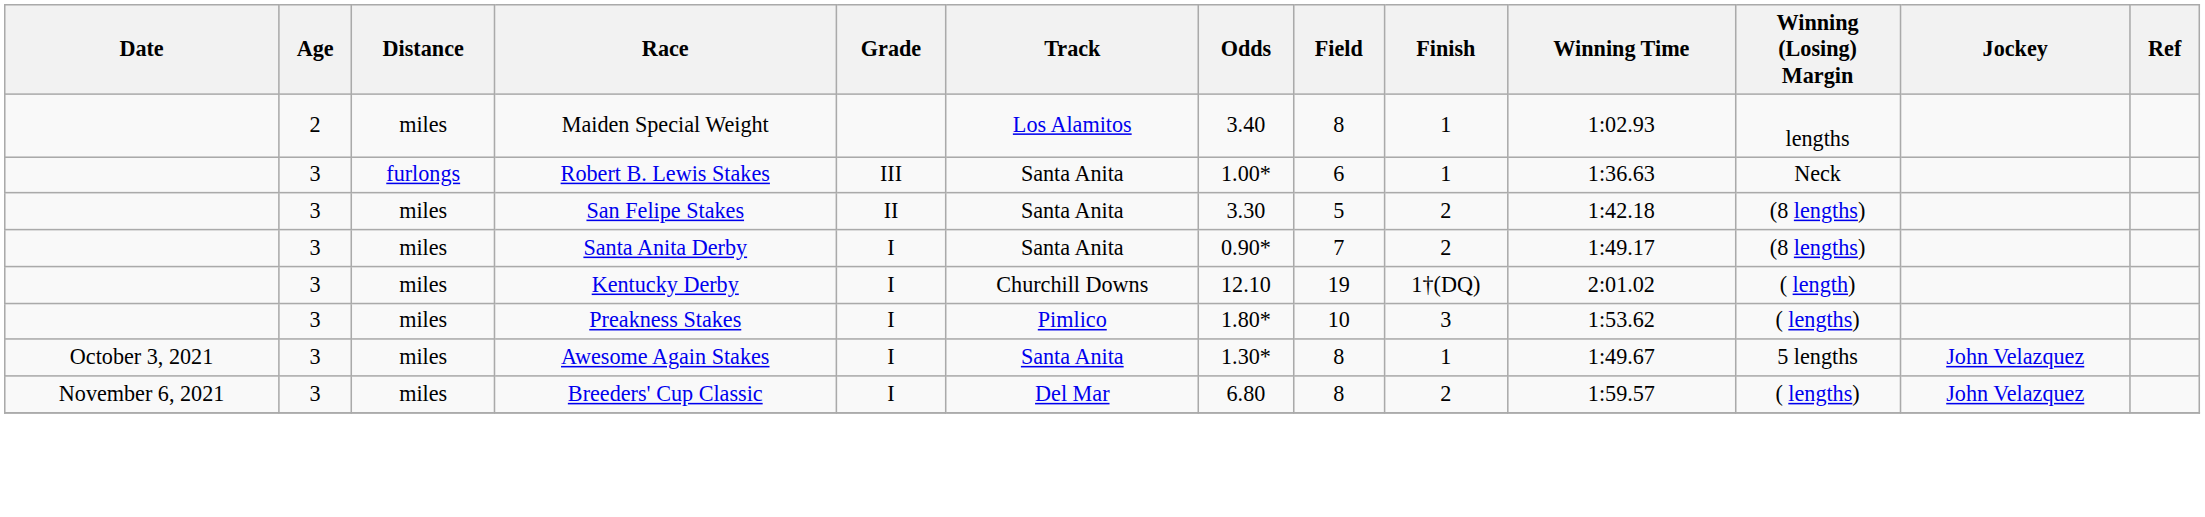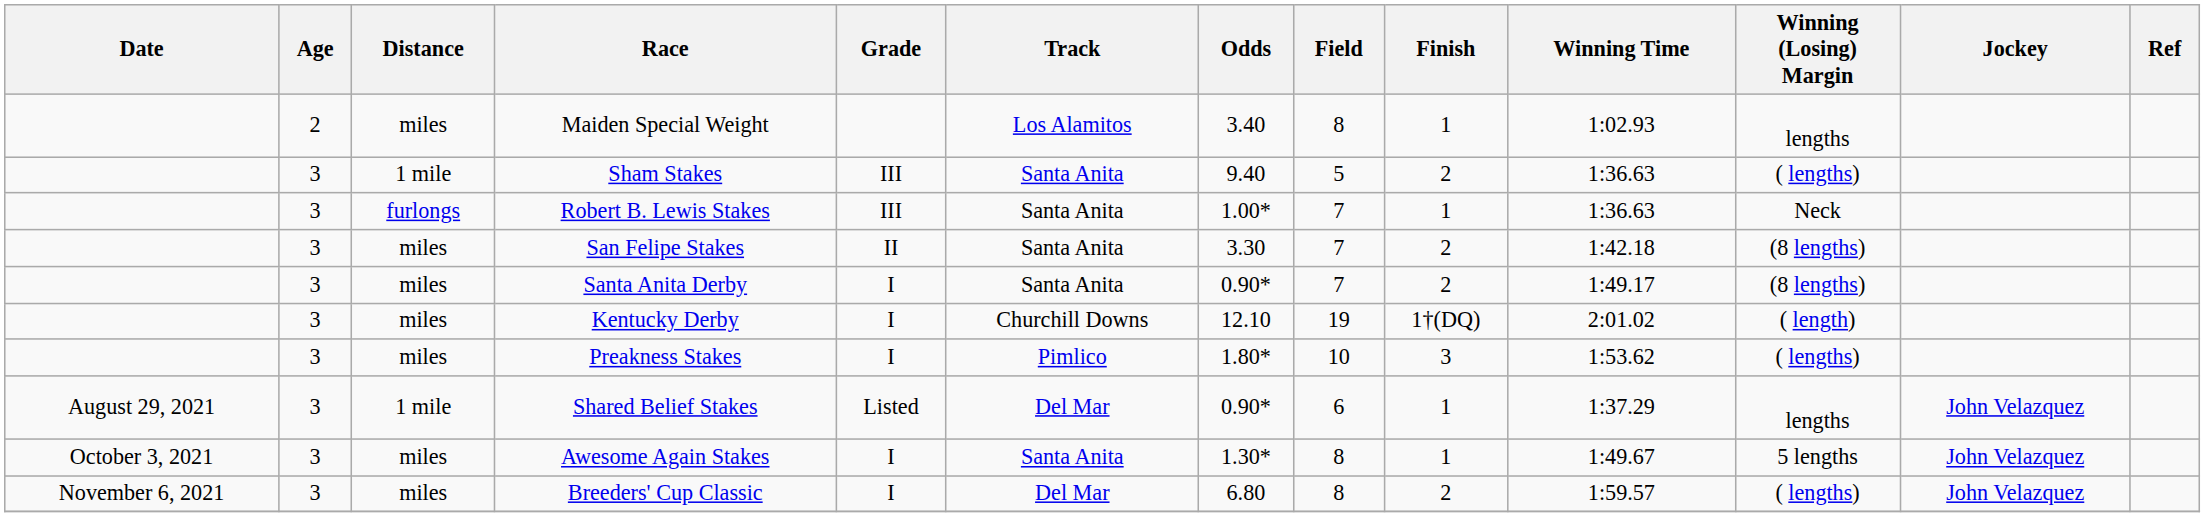+ row: (665, 174)
(1339, 174) 6 -> (1339, 211) 7
(1339, 211) 5 -> (1339, 248) 7
+ row: (665, 407)
